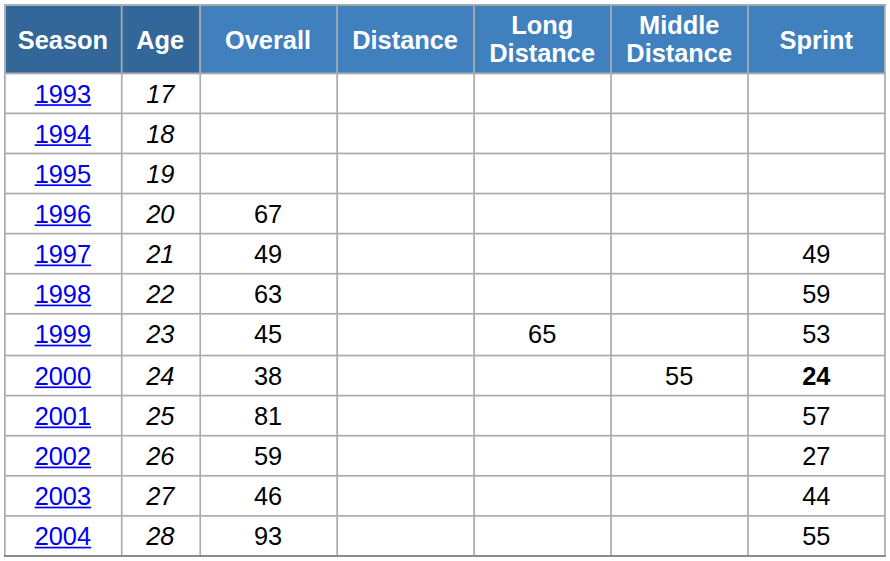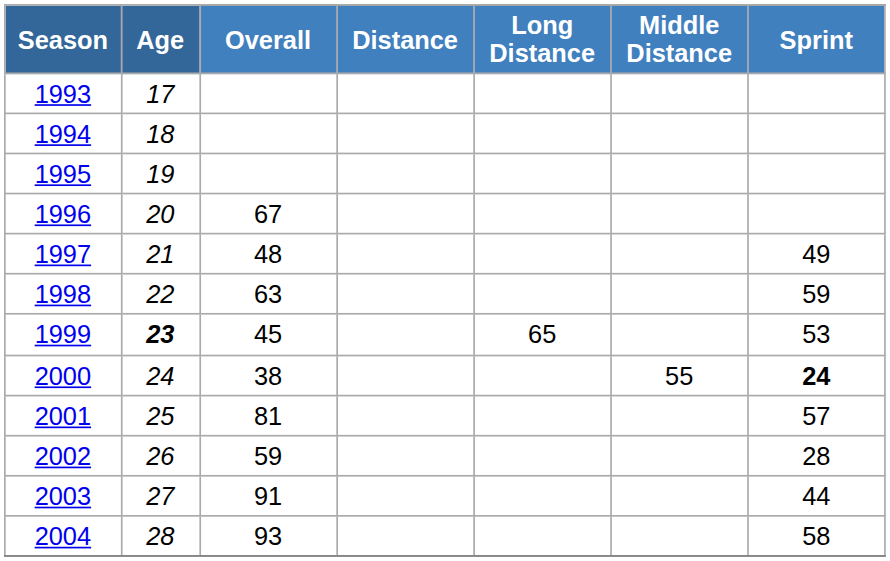(268, 254) 49 -> (268, 254) 48
(160, 335) normal -> (160, 335) bold
(816, 455) 27 -> (816, 455) 28
(268, 496) 46 -> (268, 496) 91
(816, 536) 55 -> (816, 536) 58
